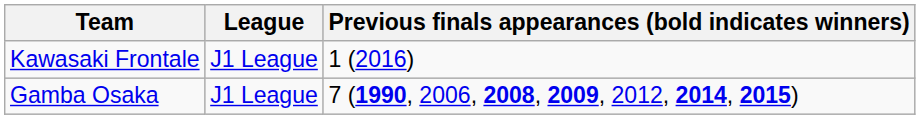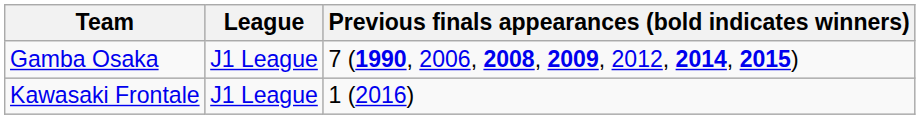rows swapped: (105, 59) <-> (84, 95)
